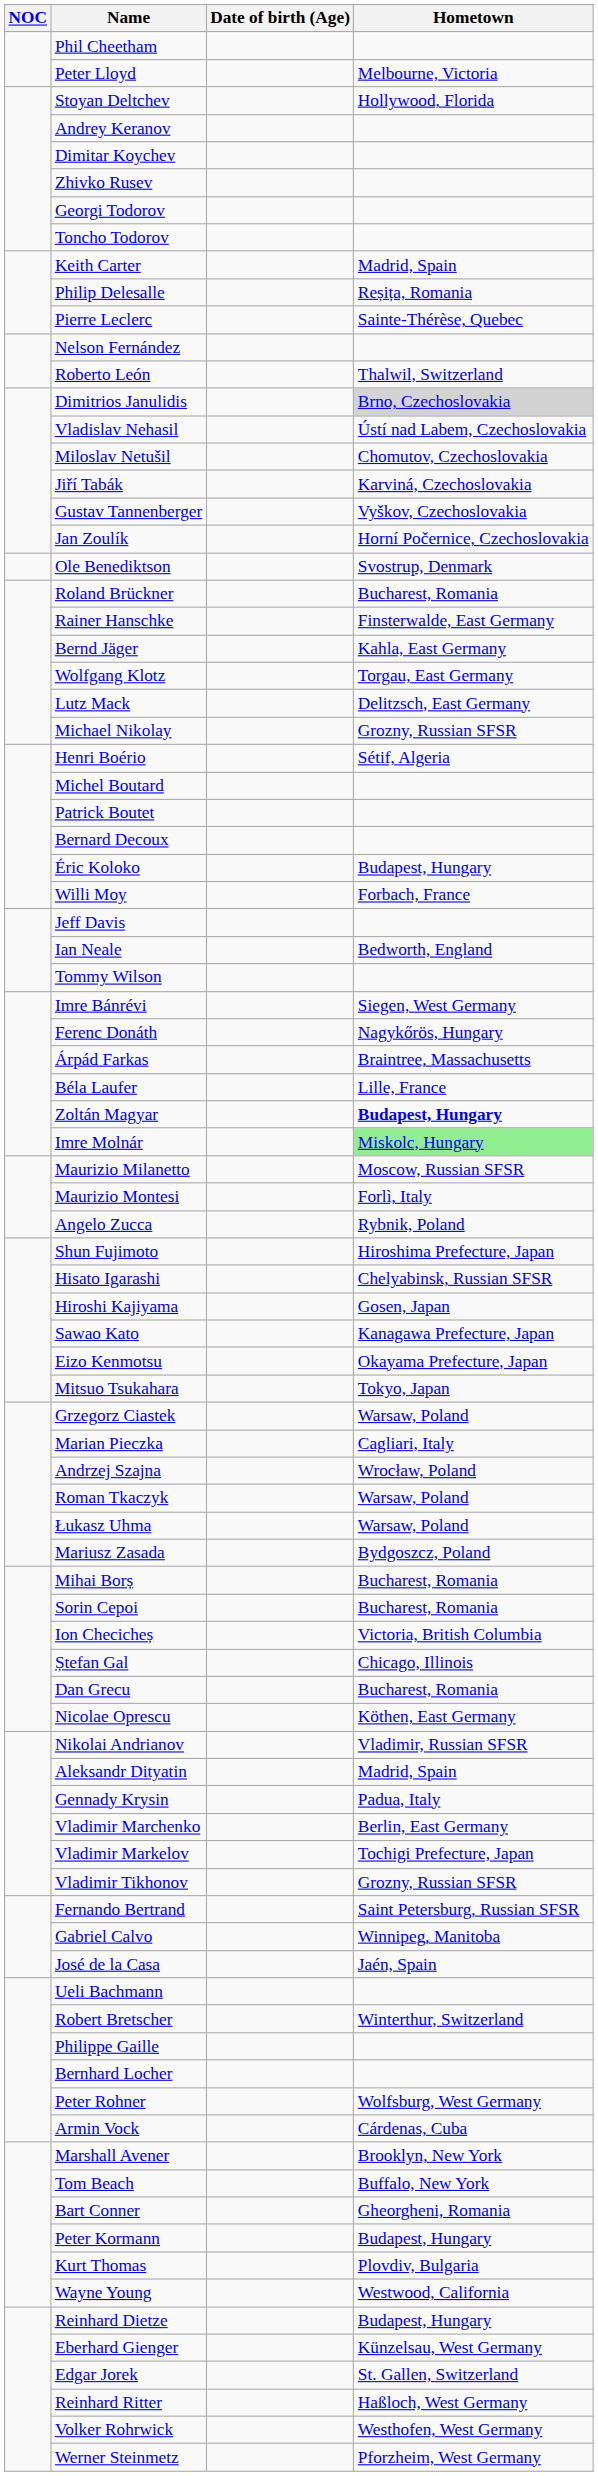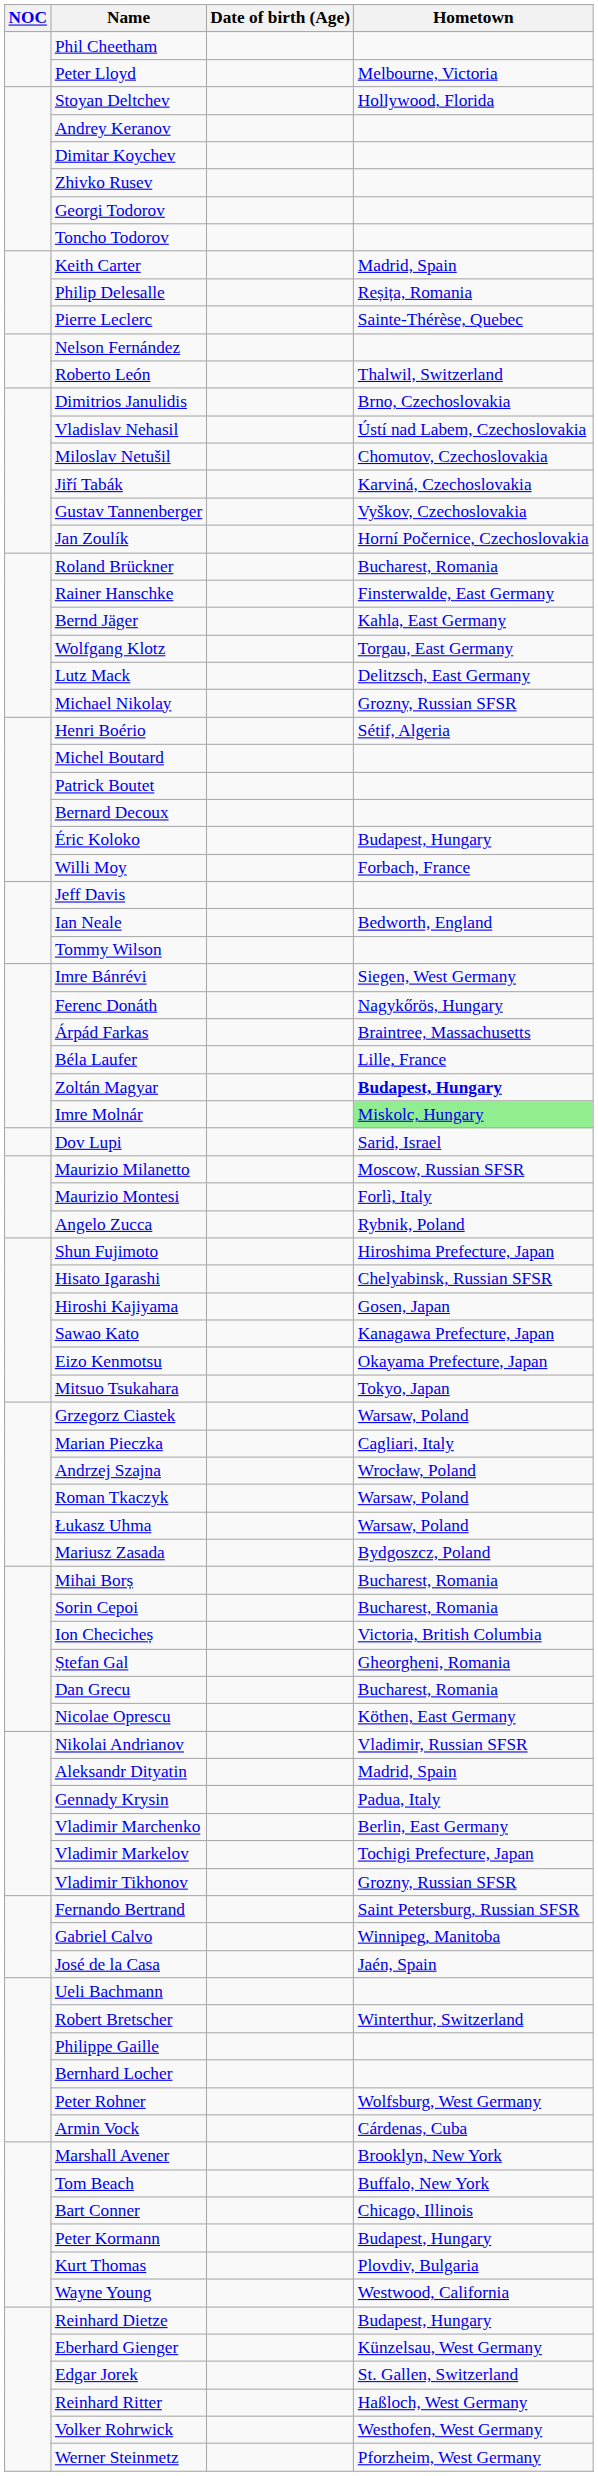(434, 401) lightgrey background -> (434, 401) no background
- row: (113, 566)
+ row: (88, 1141)
(415, 1662) Chicago, Illinois -> (434, 1662) Gheorgheni, Romania
(434, 2210) Gheorgheni, Romania -> (415, 2210) Chicago, Illinois
